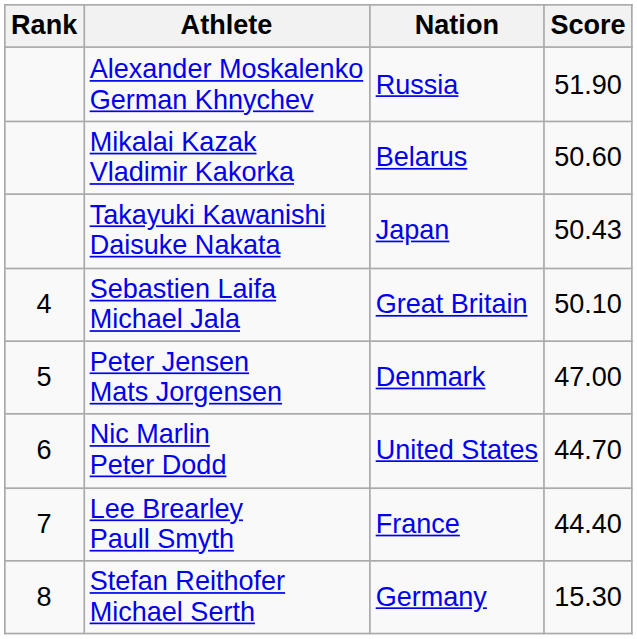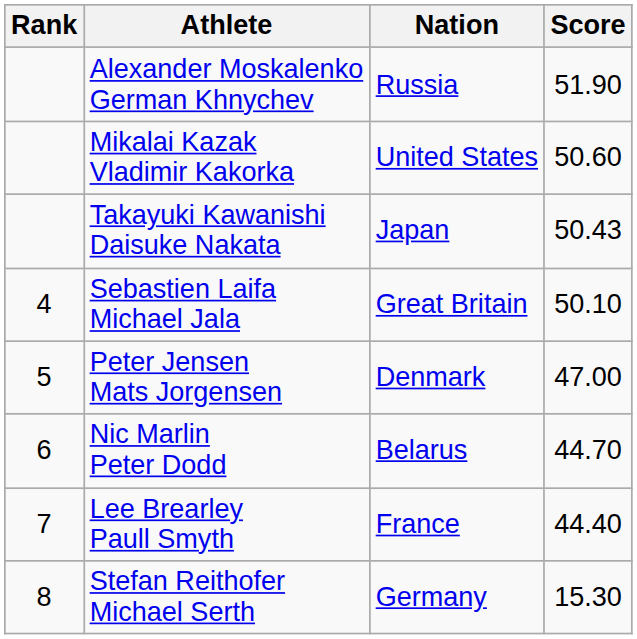(422, 157) Belarus -> (457, 157) United States
(457, 450) United States -> (422, 450) Belarus
